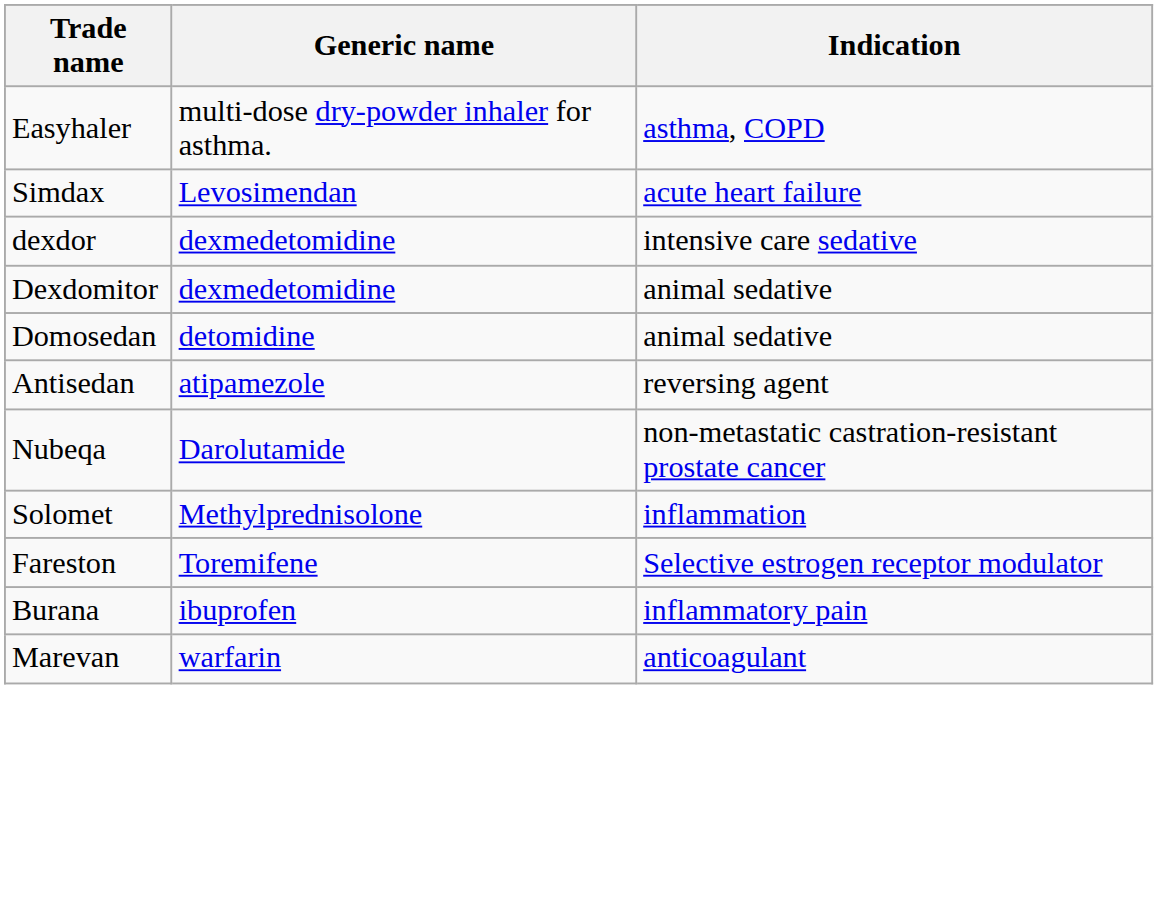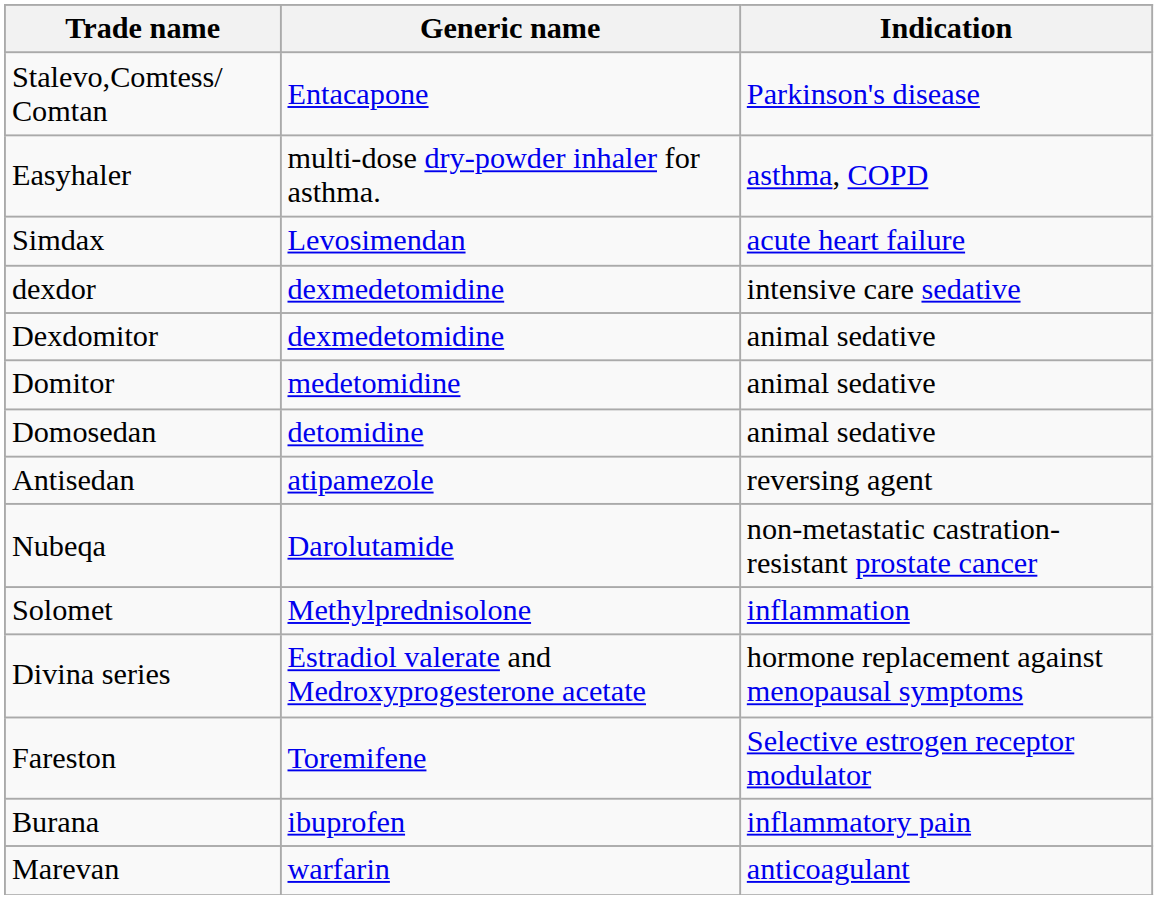+ row: (117, 93)
+ row: (63, 384)
+ row: (91, 675)
